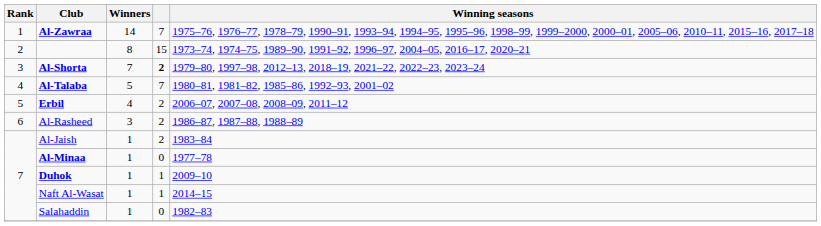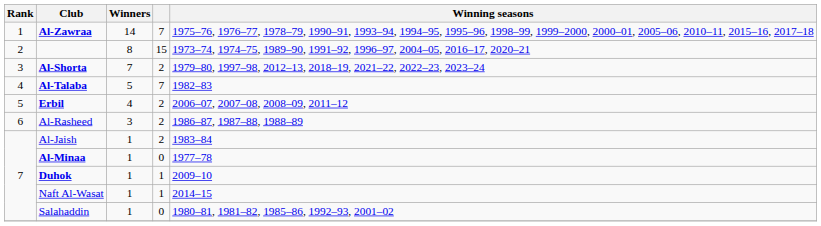(161, 67) bold -> (161, 67) normal
(283, 85) 1980–81, 1981–82, 1985–86, 1992–93, 2001–02 -> (192, 85) 1982–83
(192, 211) 1982–83 -> (283, 211) 1980–81, 1981–82, 1985–86, 1992–93, 2001–02
